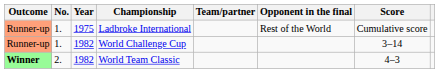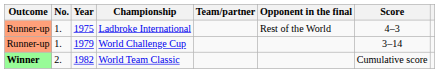(392, 28) Cumulative score -> (392, 28) 4–3
(84, 44) 1982 -> (84, 44) 1979
(392, 60) 4–3 -> (392, 60) Cumulative score
